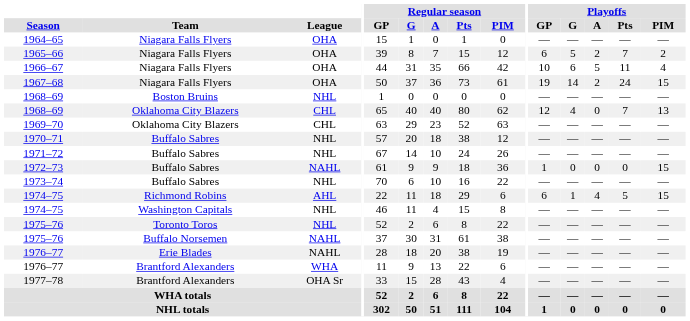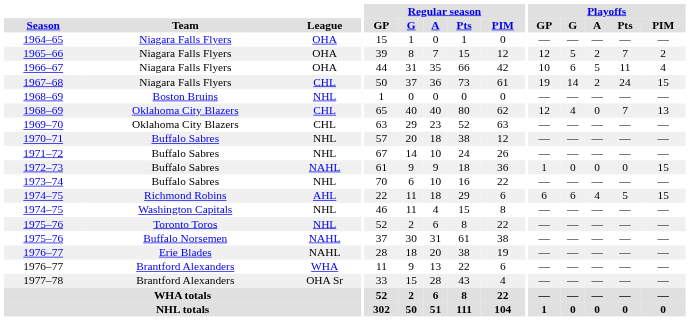(544, 53) 6 -> (544, 53) 12
(325, 82) OHA -> (325, 82) CHL
(573, 195) 1 -> (573, 195) 6
